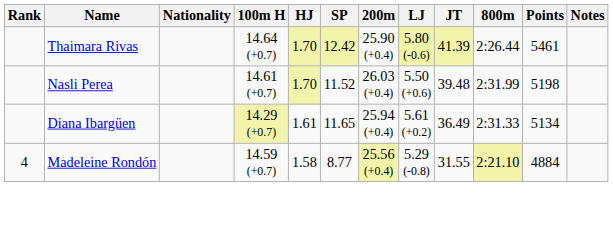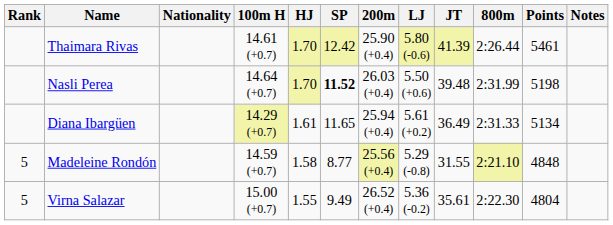(261, 46) 14.64 (+0.7) -> (261, 46) 14.61 (+0.7)
(261, 84) 14.61 (+0.7) -> (261, 84) 14.64 (+0.7)
(339, 84) normal -> (339, 84) bold
(24, 162) 4 -> (24, 162) 5
(545, 162) 4884 -> (545, 162) 4848
+ row: (86, 200)
